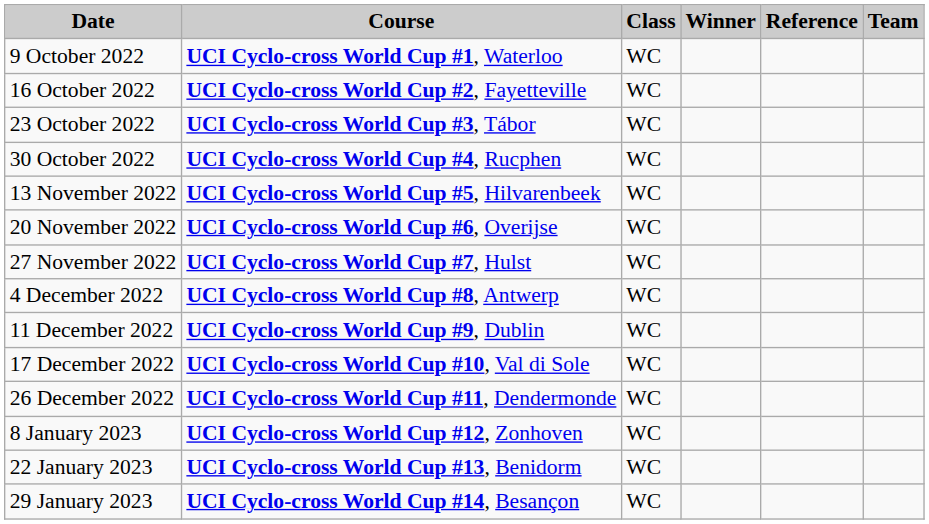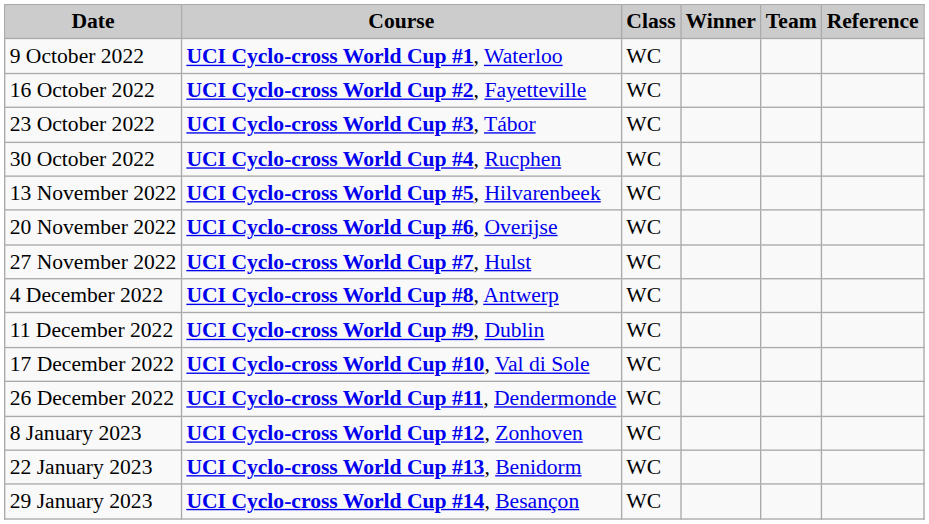columns swapped: (893, 21) <-> (812, 21)
